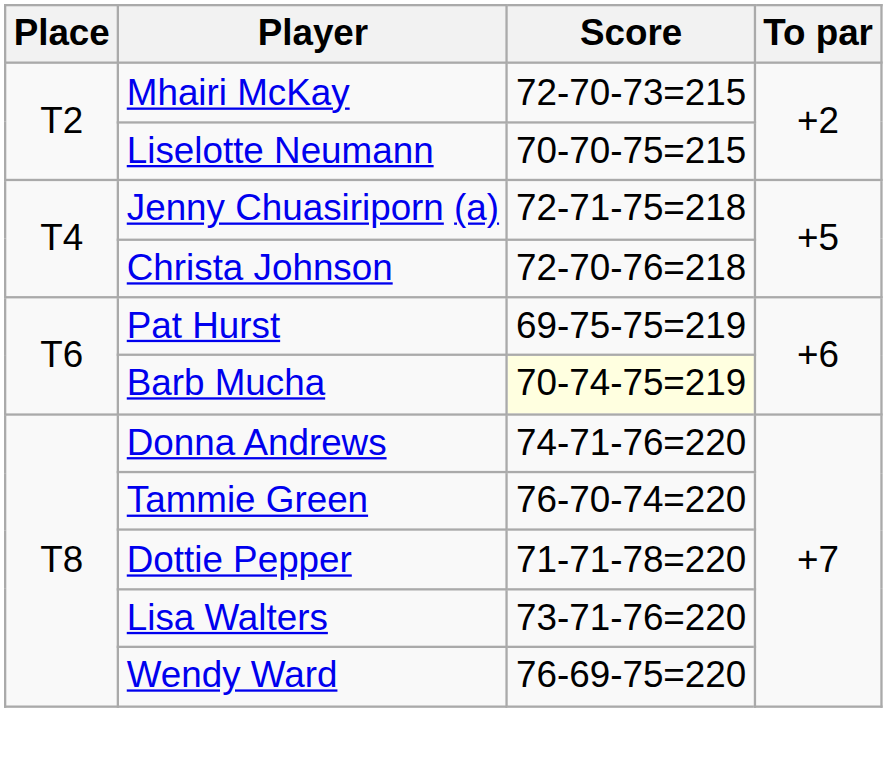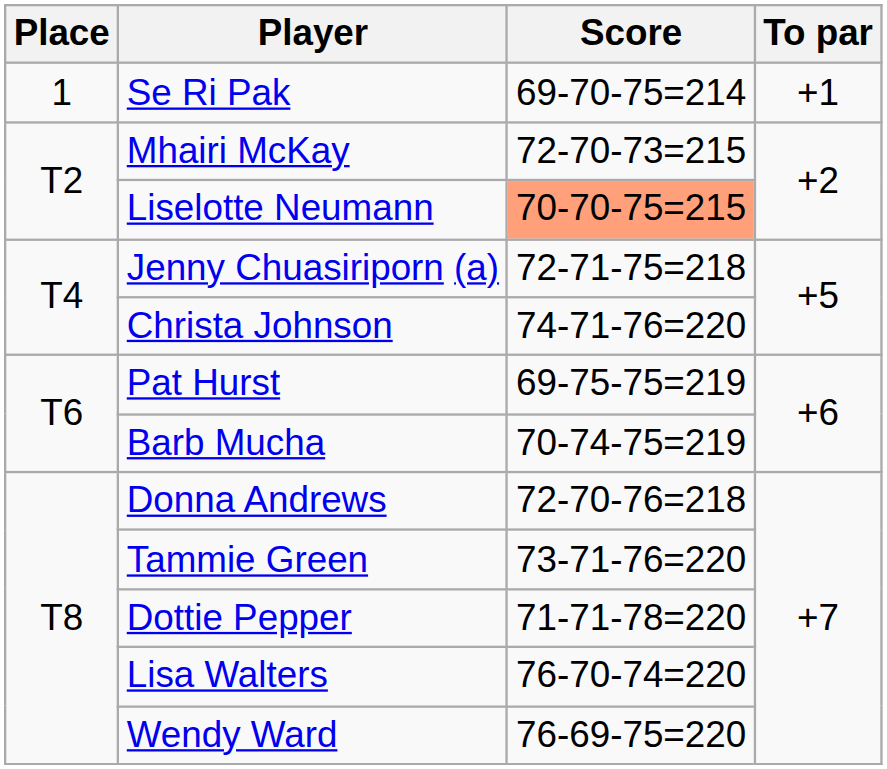+ row: (209, 92)
(631, 150) no background -> (631, 208) lightsalmon background
(631, 267) 72-70-76=218 -> (631, 325) 74-71-76=220
(631, 383) lightyellow background -> (631, 442) no background
(631, 442) 74-71-76=220 -> (631, 500) 72-70-76=218
(631, 500) 76-70-74=220 -> (631, 558) 73-71-76=220
(631, 617) 73-71-76=220 -> (631, 675) 76-70-74=220
